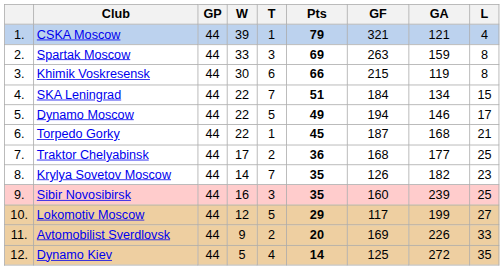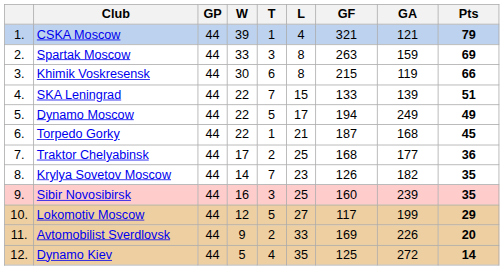columns swapped: (484, 14) <-> (317, 14)
(378, 94) 184 -> (346, 94) 133
(439, 94) 134 -> (408, 94) 139
(439, 114) 146 -> (408, 114) 249
